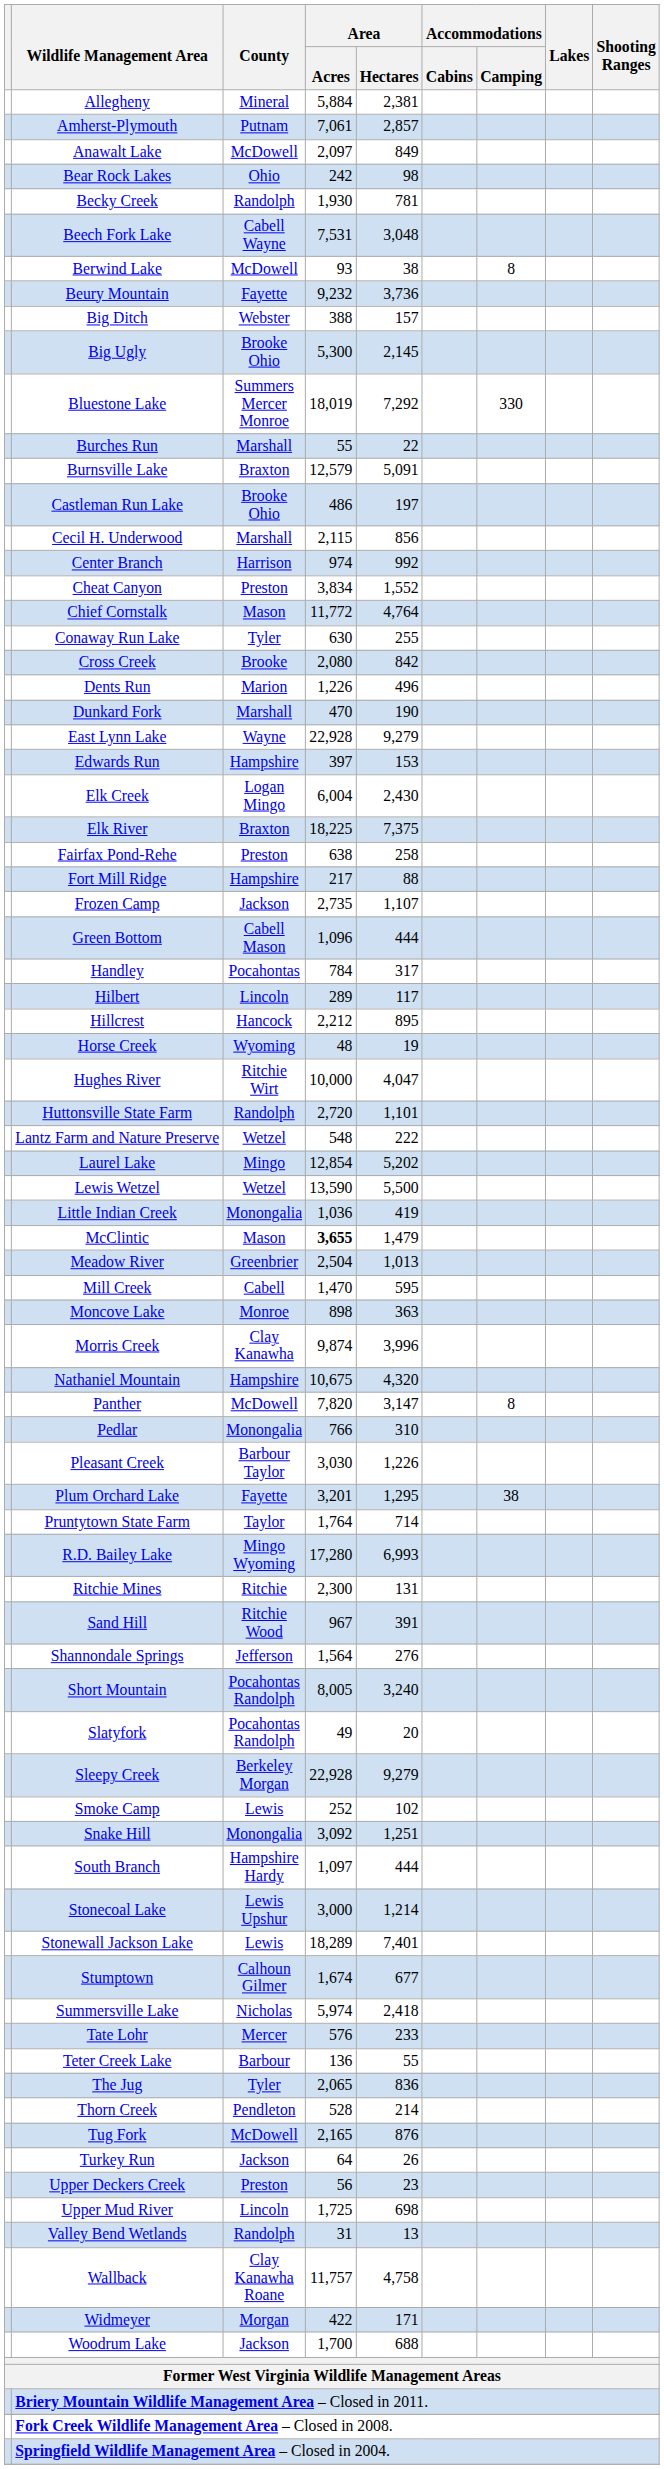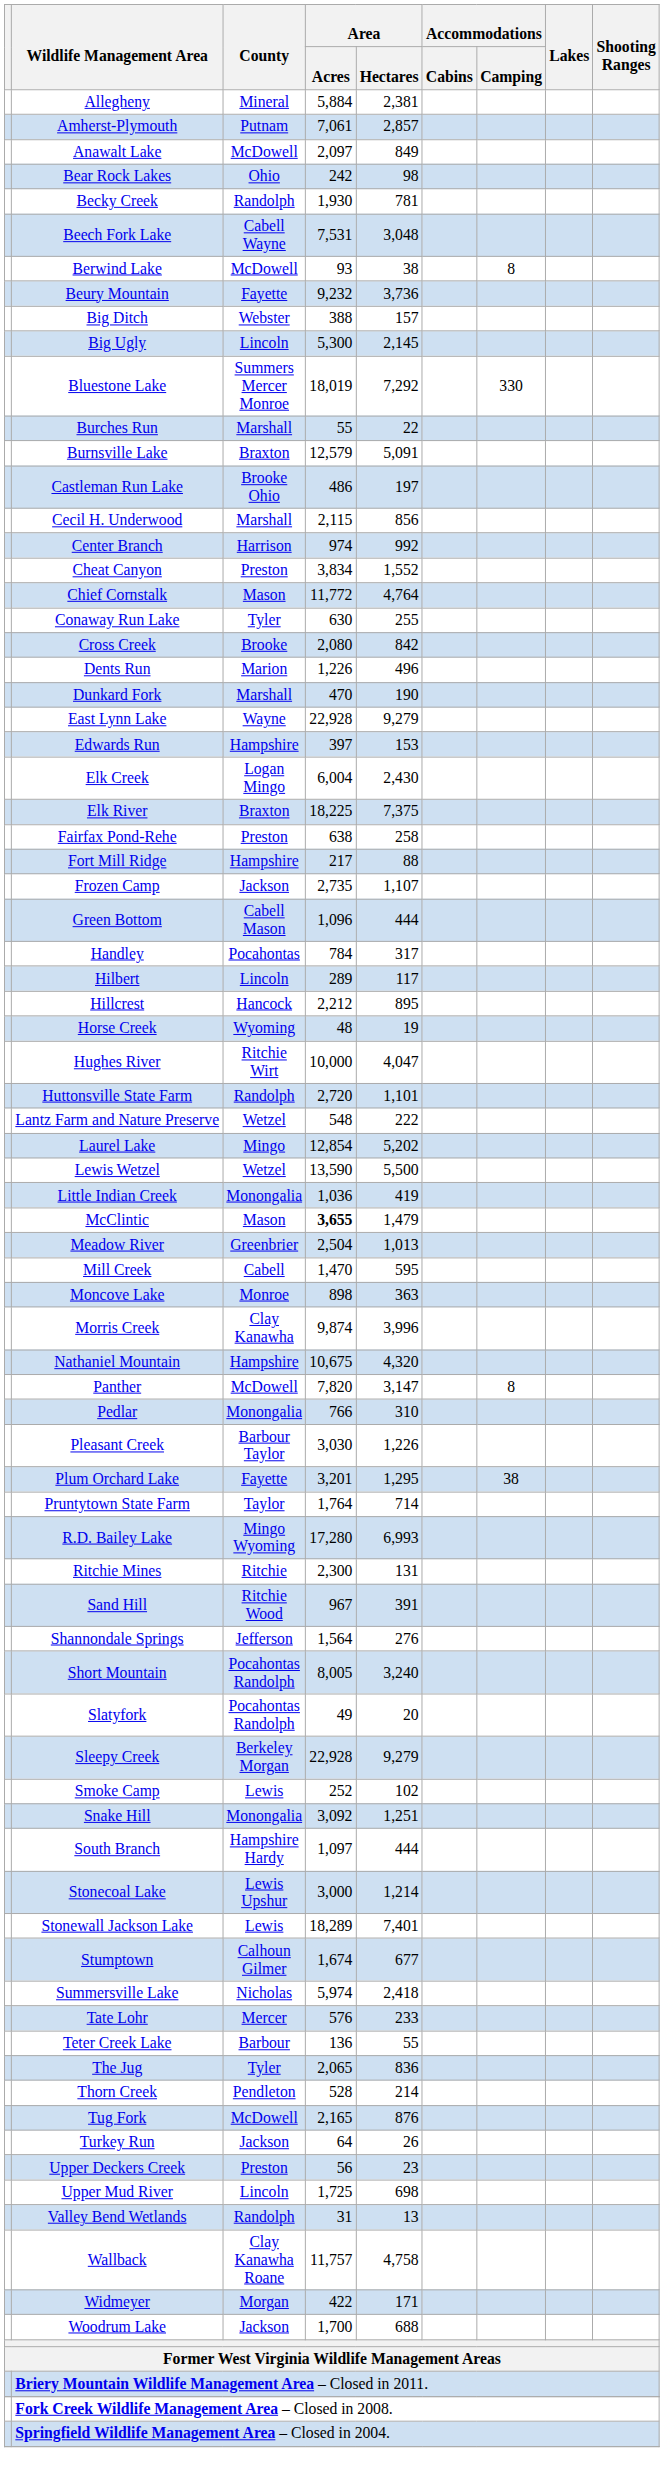(264, 352) Brooke Ohio -> (264, 343) Lincoln
